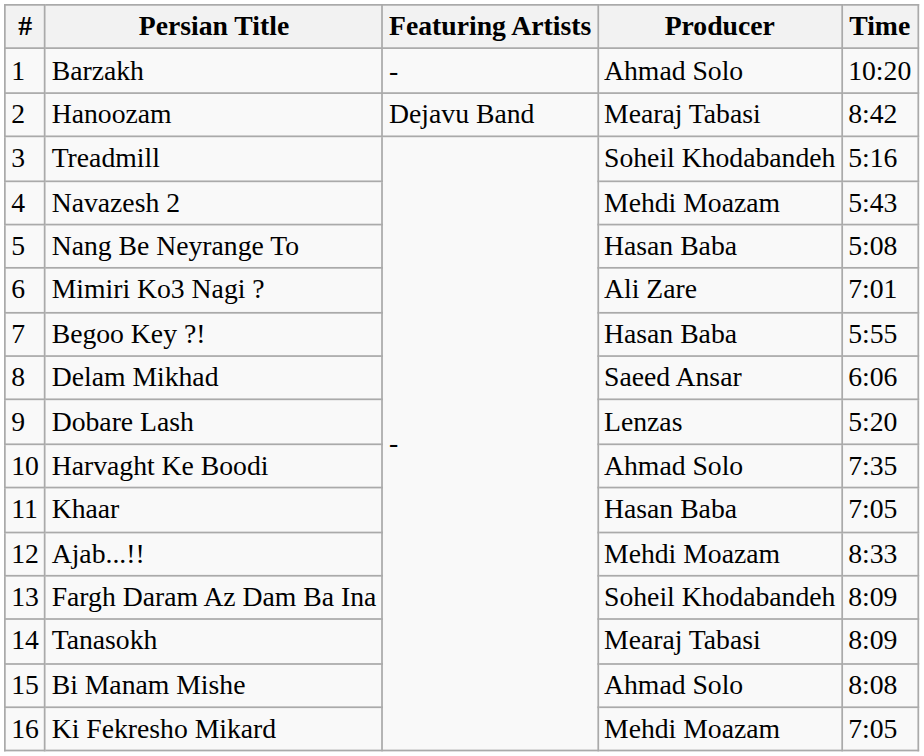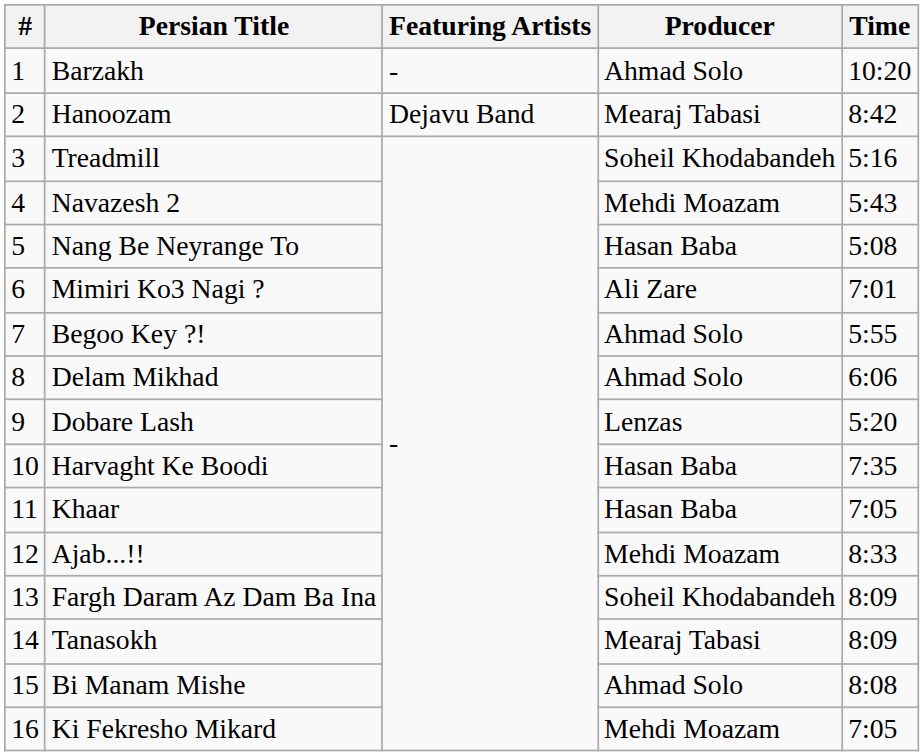(671, 333) Hasan Baba -> (674, 333) Ahmad Solo
(673, 377) Saeed Ansar -> (674, 377) Ahmad Solo
(674, 465) Ahmad Solo -> (671, 465) Hasan Baba
